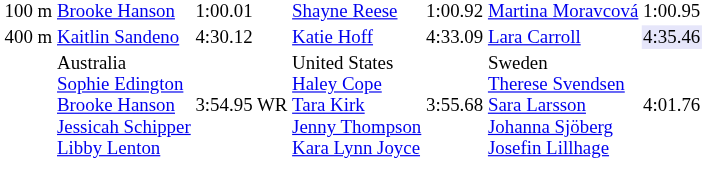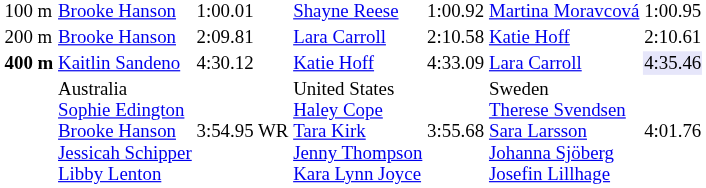+ row: (117, 37)
(28, 37) normal -> (29, 62) bold
